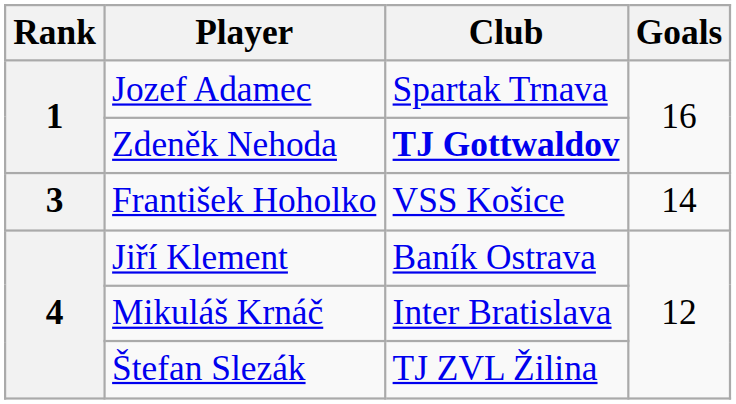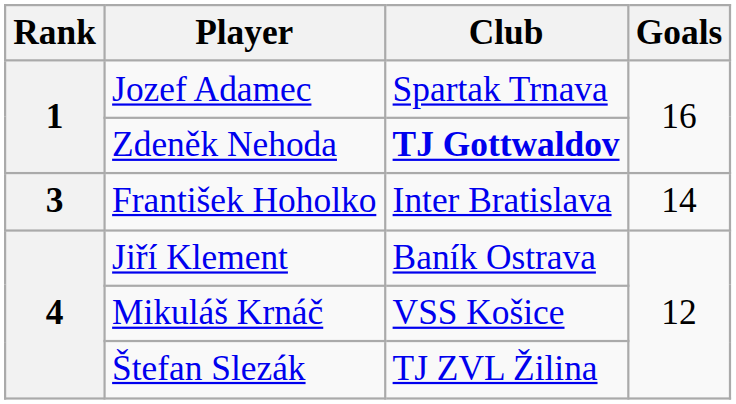(479, 200) VSS Košice -> (502, 200) Inter Bratislava
(502, 312) Inter Bratislava -> (479, 312) VSS Košice
